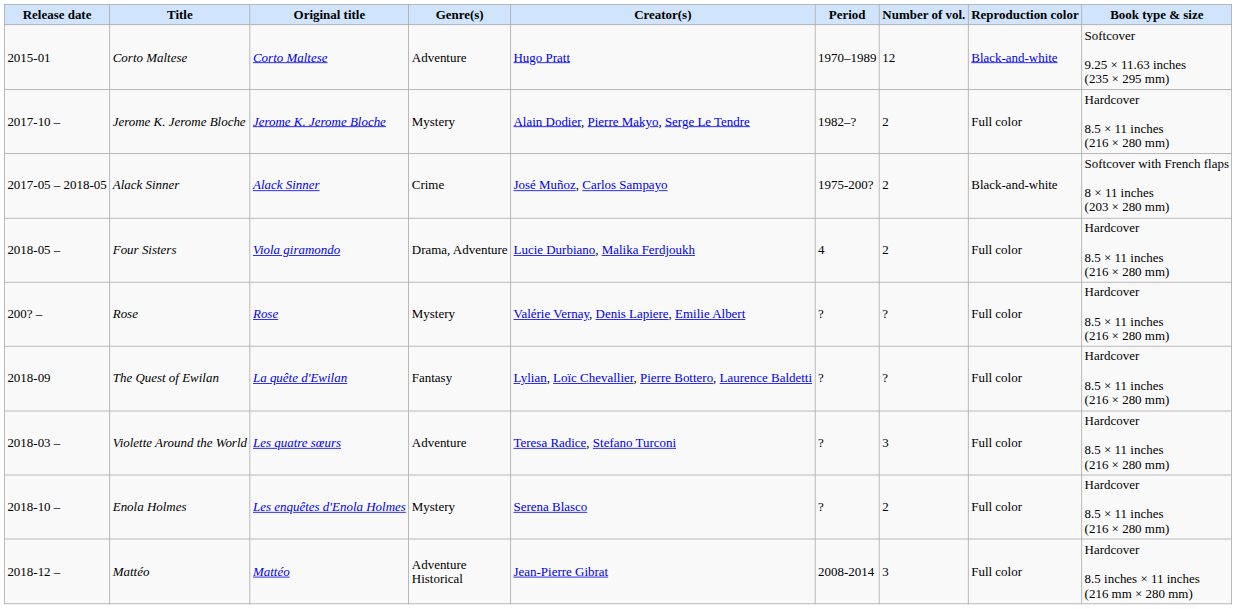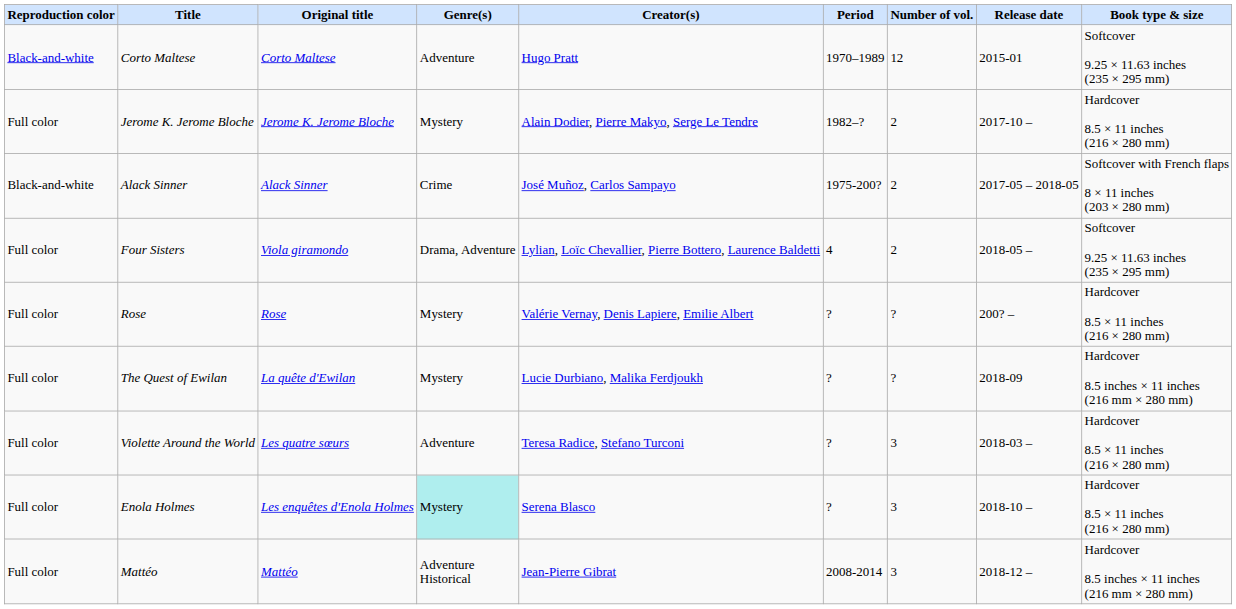columns swapped: (57, 14) <-> (1025, 14)
(604, 250) Lucie Durbiano, Malika Ferdjoukh -> (671, 250) Lylian, Loïc Chevallier, Pierre Bottero, Laurence Baldetti
(1127, 250) Hardcover 8.5 × 11 inches (216 × 280 mm) -> (1135, 250) Softcover 9.25 × 11.63 inches (235 × 295 mm)
(432, 378) Fantasy -> (441, 378) Mystery
(663, 378) Lylian, Loïc Chevallier, Pierre Bottero, Laurence Baldetti -> (612, 378) Lucie Durbiano, Malika Ferdjoukh
(1127, 378) Hardcover 8.5 × 11 inches (216 × 280 mm) -> (1142, 378) Hardcover 8.5 inches × 11 inches (216 mm × 280 mm)
(433, 507) no background -> (441, 507) paleturquoise background
(886, 507) 2 -> (894, 507) 3
